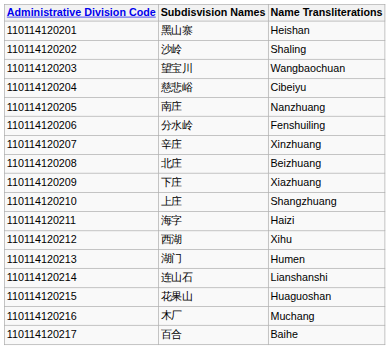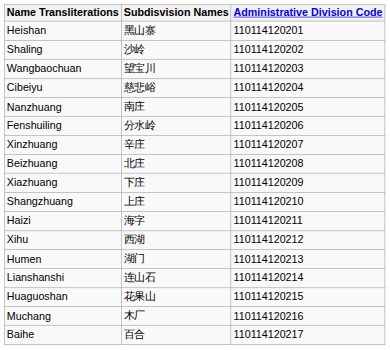columns swapped: (81, 13) <-> (326, 13)
